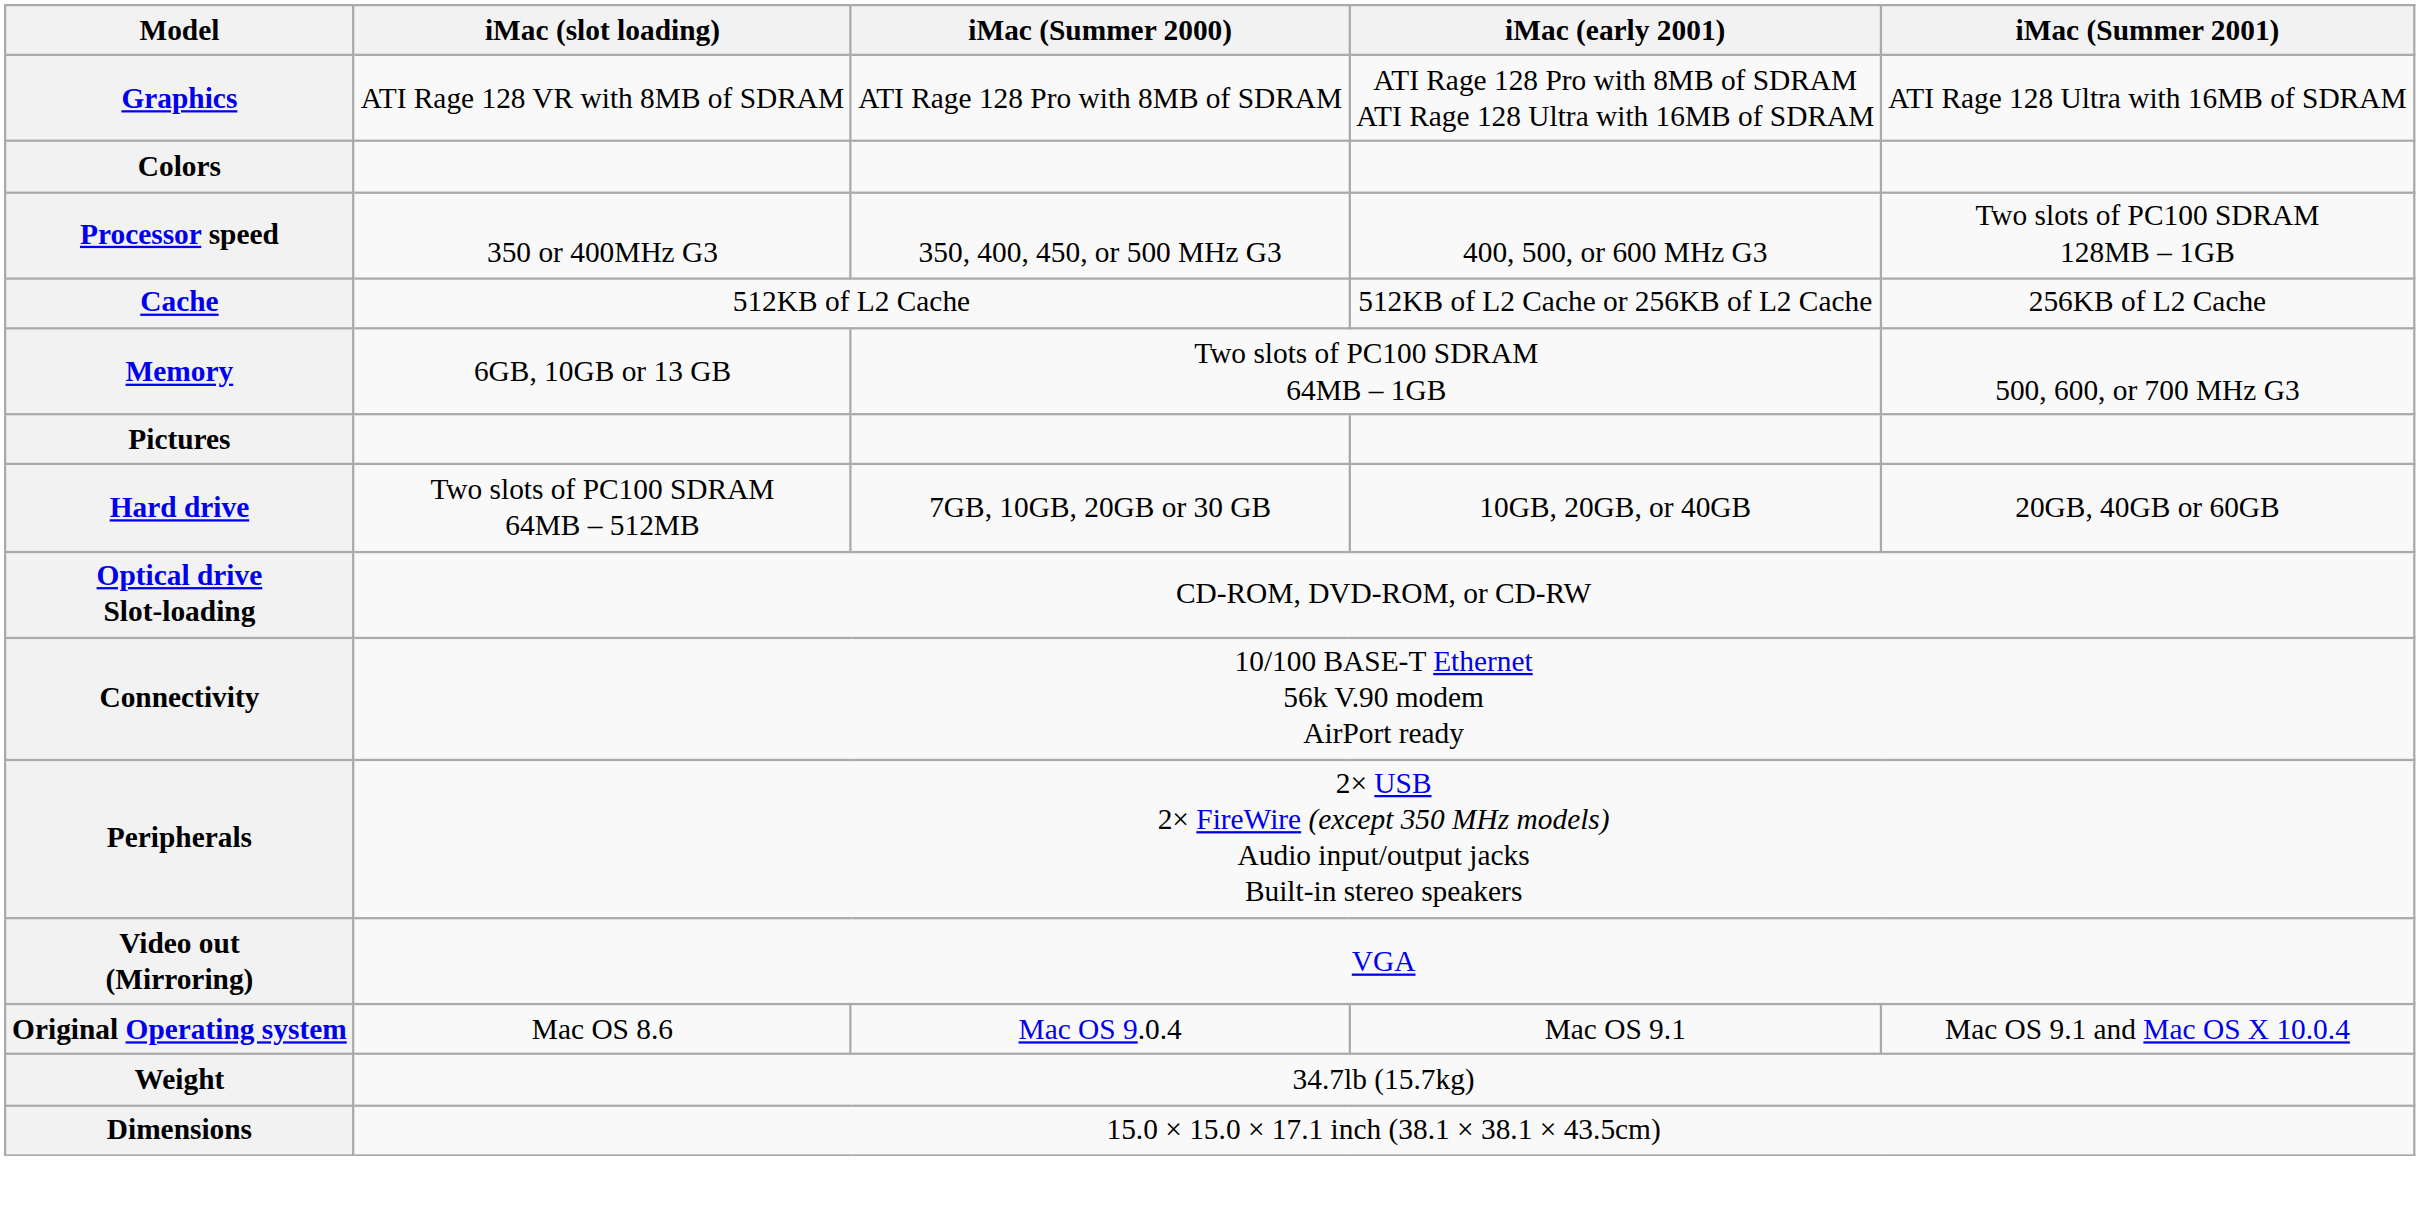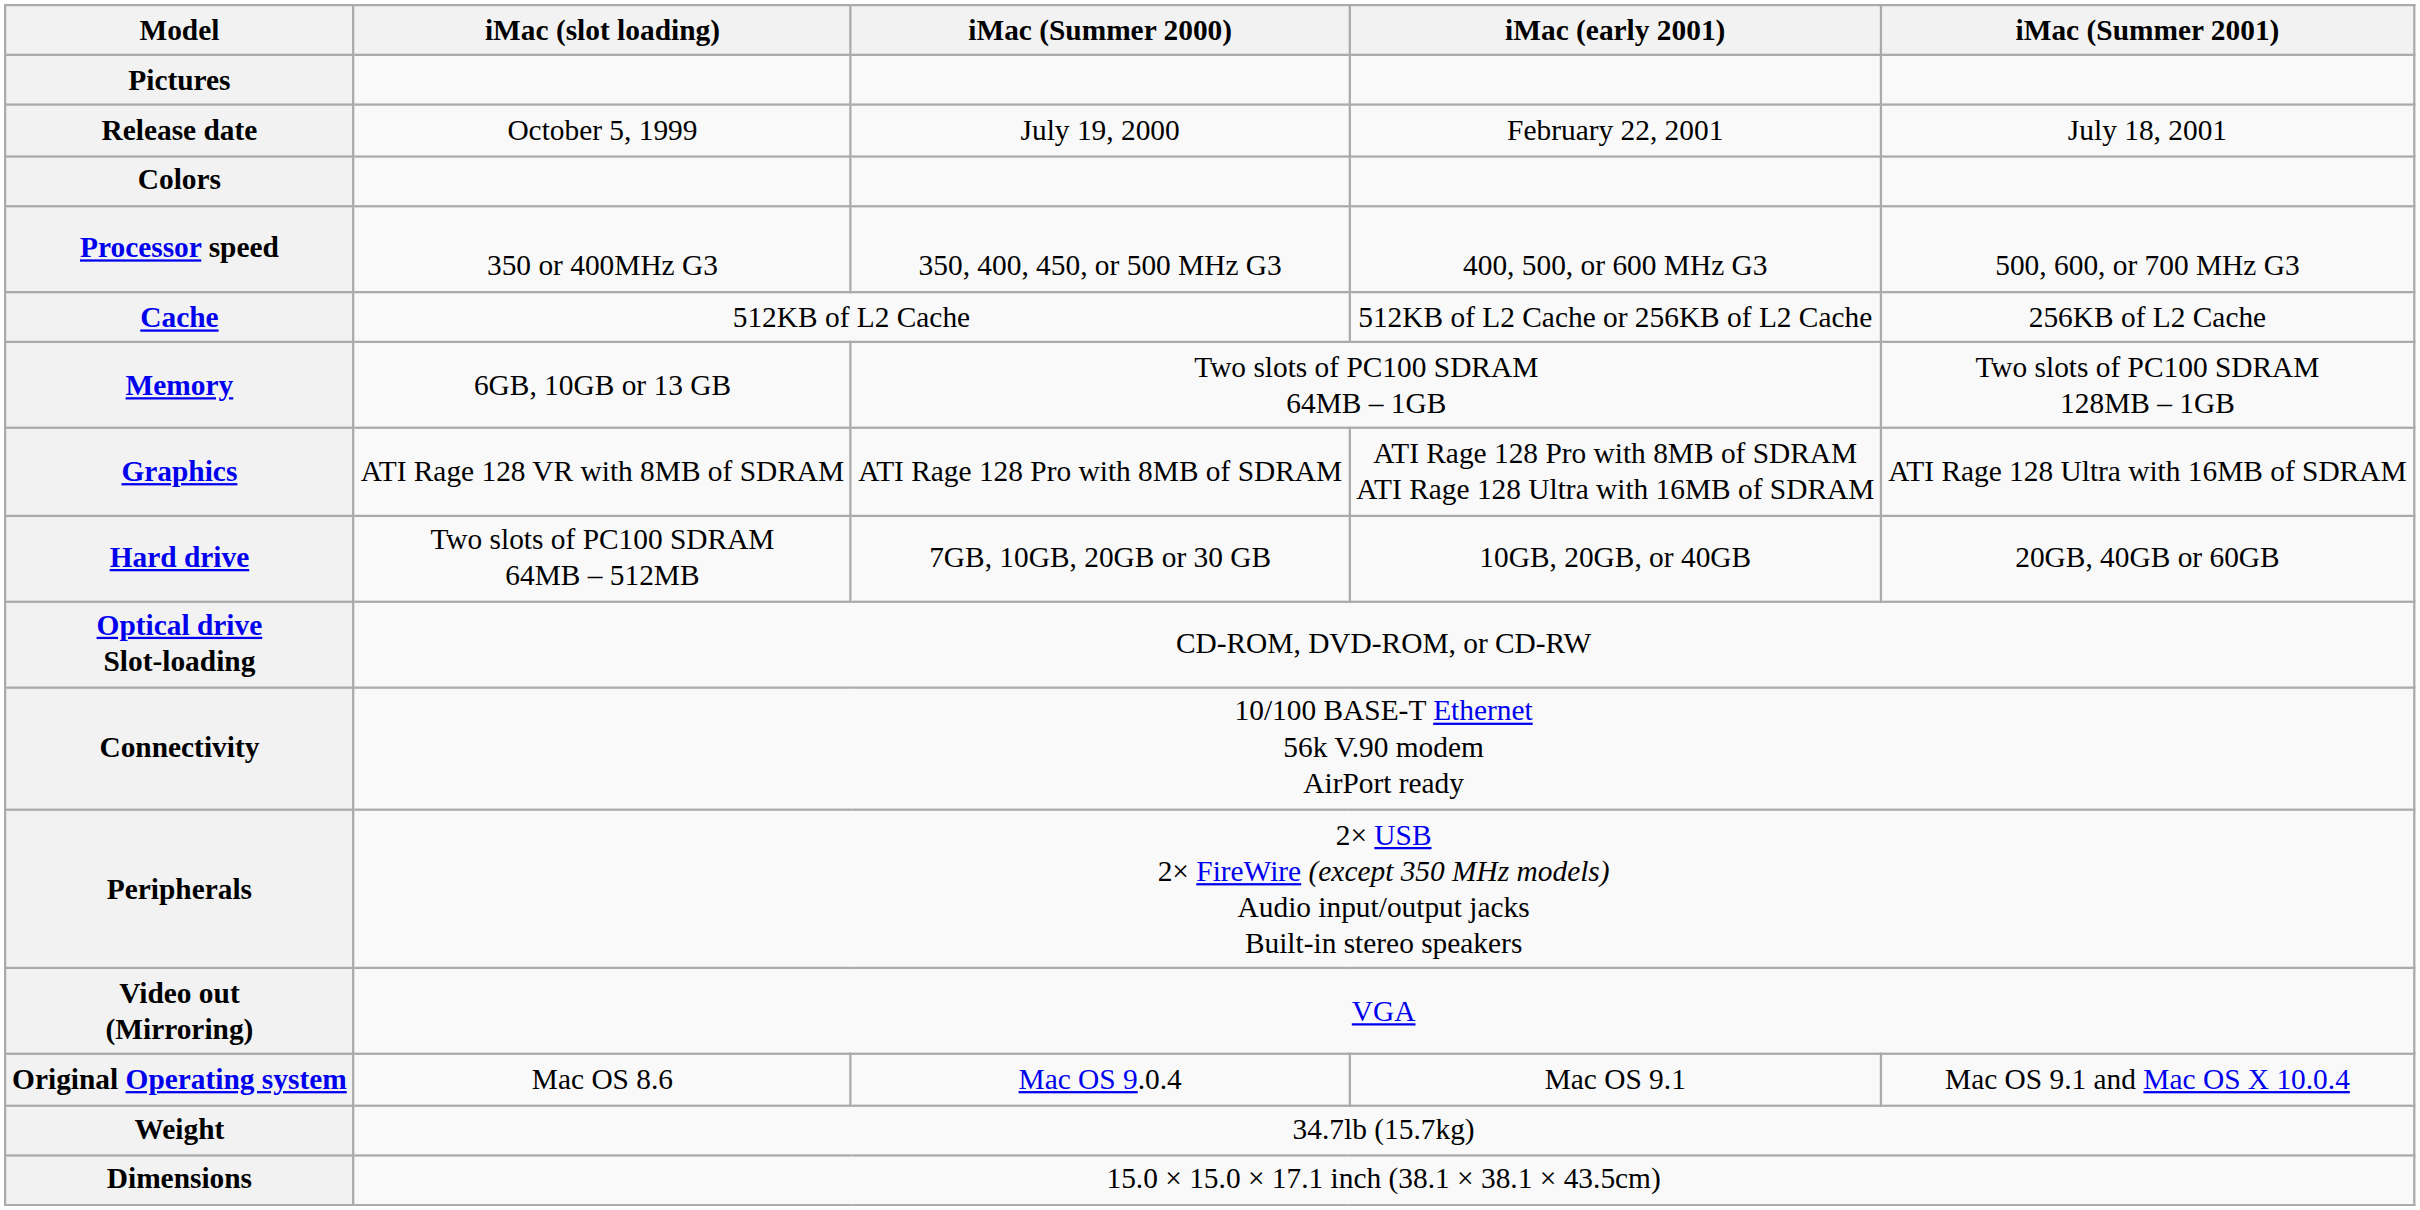rows swapped: (179, 438) <-> (179, 97)
+ row: (179, 129)
(2147, 234) Two slots of PC100 SDRAM 128MB – 1GB -> (2147, 266) 500, 600, or 700 MHz G3
(2147, 388) 500, 600, or 700 MHz G3 -> (2147, 384) Two slots of PC100 SDRAM 128MB – 1GB
